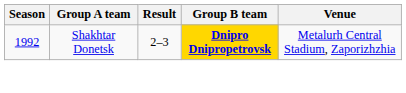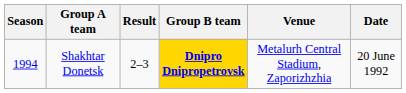+ column: (376, 22)
(27, 42) 1992 -> (25, 64) 1994
